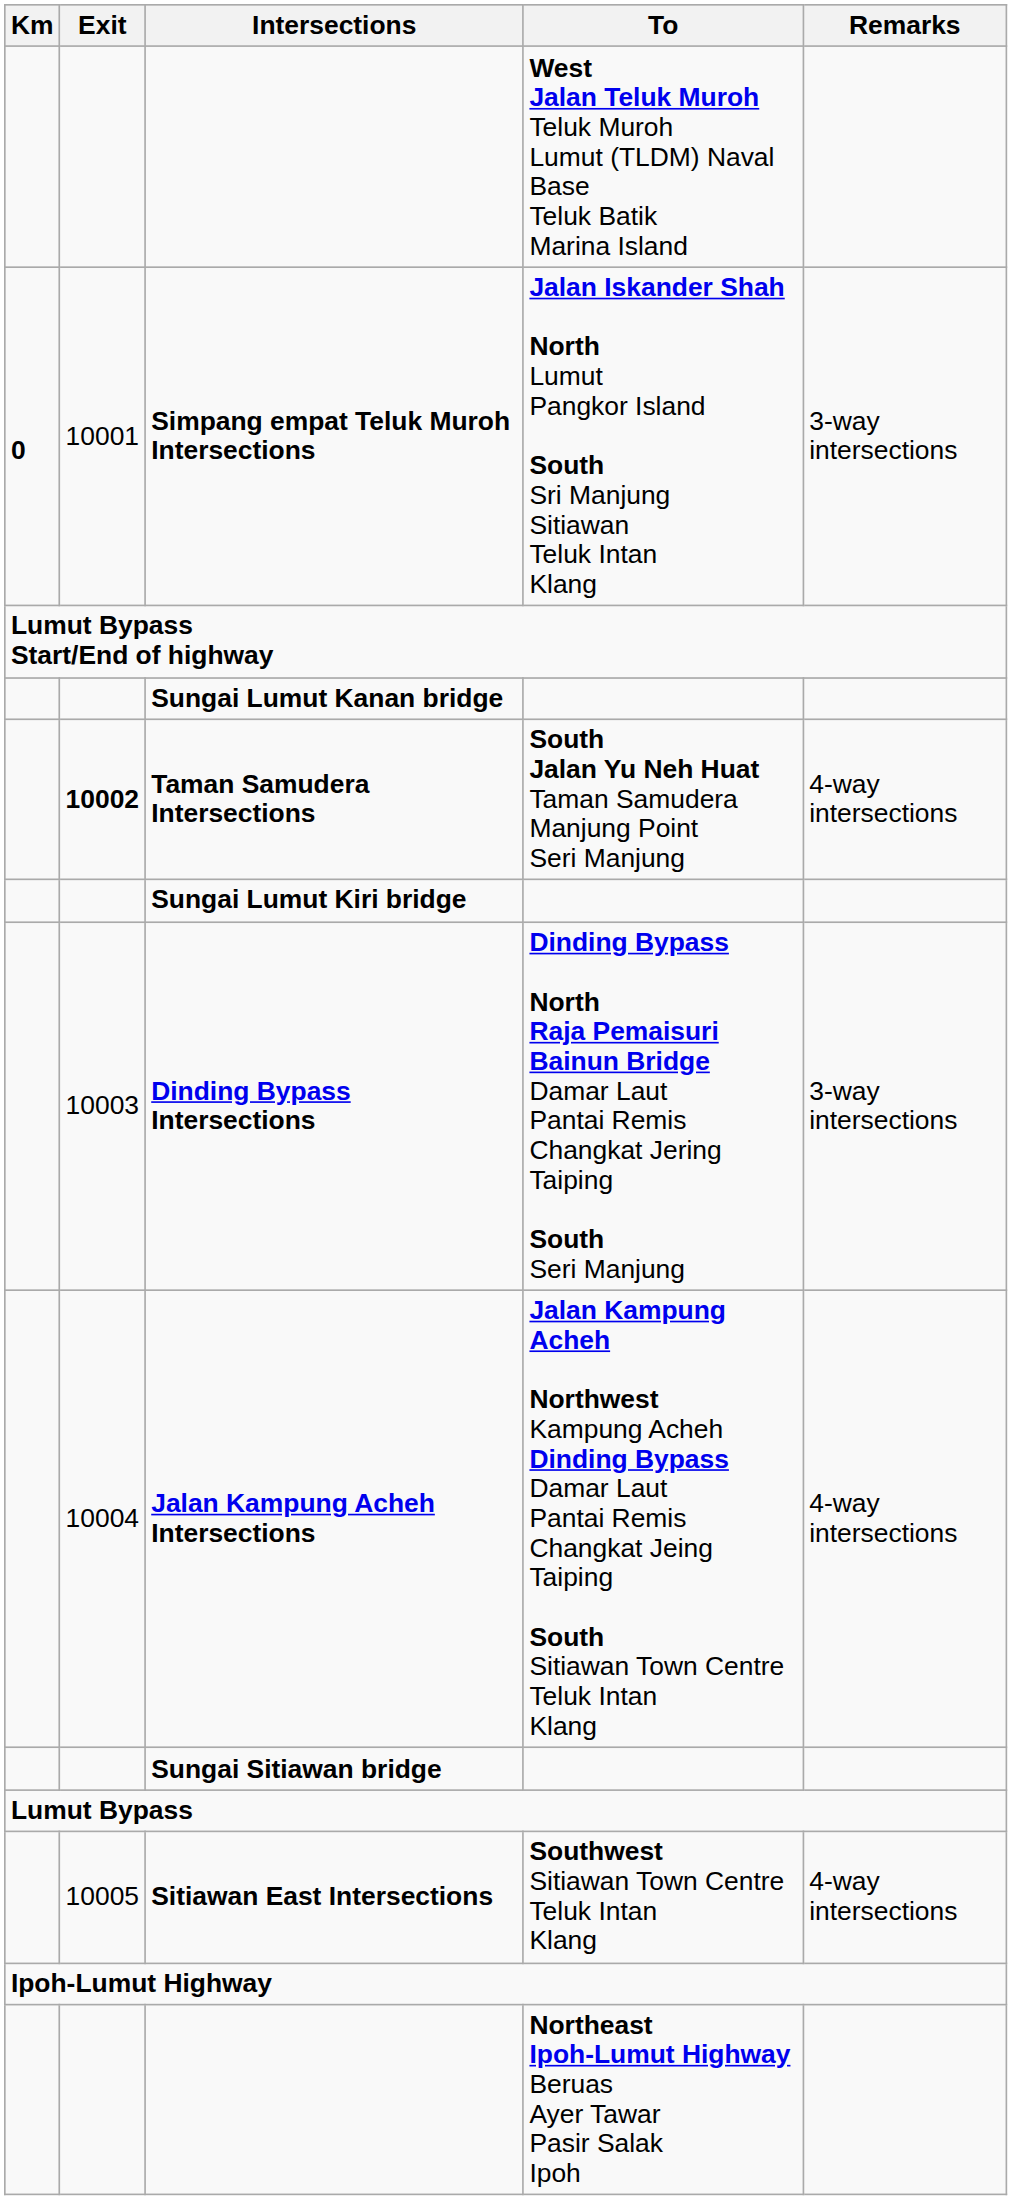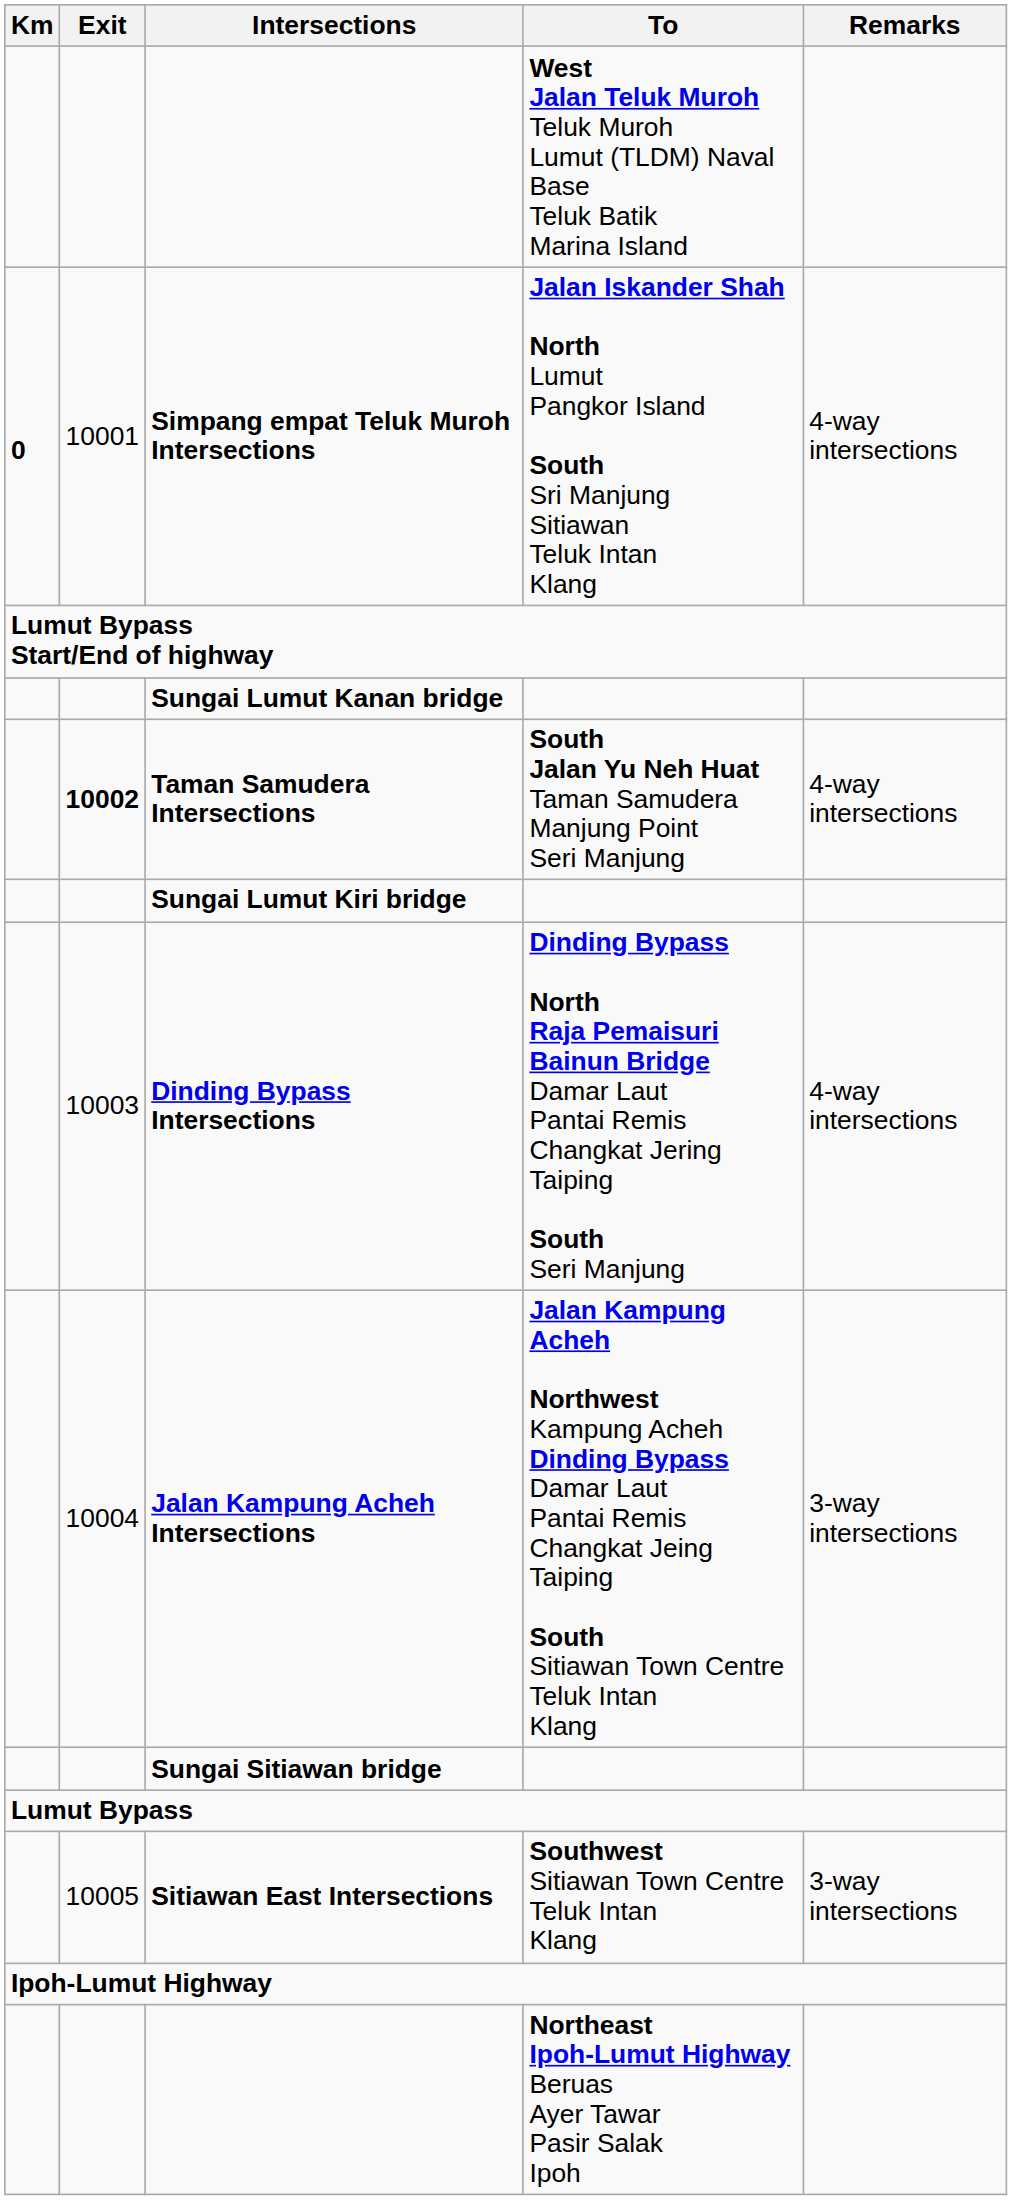(883, 435) 3-way intersections -> (883, 435) 4-way intersections
(883, 1105) 3-way intersections -> (883, 1105) 4-way intersections
(883, 1518) 4-way intersections -> (883, 1518) 3-way intersections
(883, 1896) 4-way intersections -> (883, 1896) 3-way intersections
